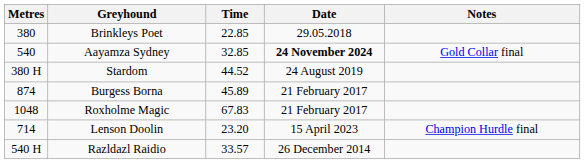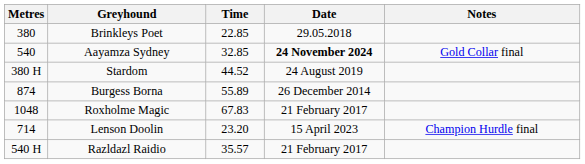(235, 91) 45.89 -> (235, 91) 55.89
(324, 91) 21 February 2017 -> (324, 91) 26 December 2014
(235, 149) 33.57 -> (235, 149) 35.57
(324, 149) 26 December 2014 -> (324, 149) 21 February 2017
